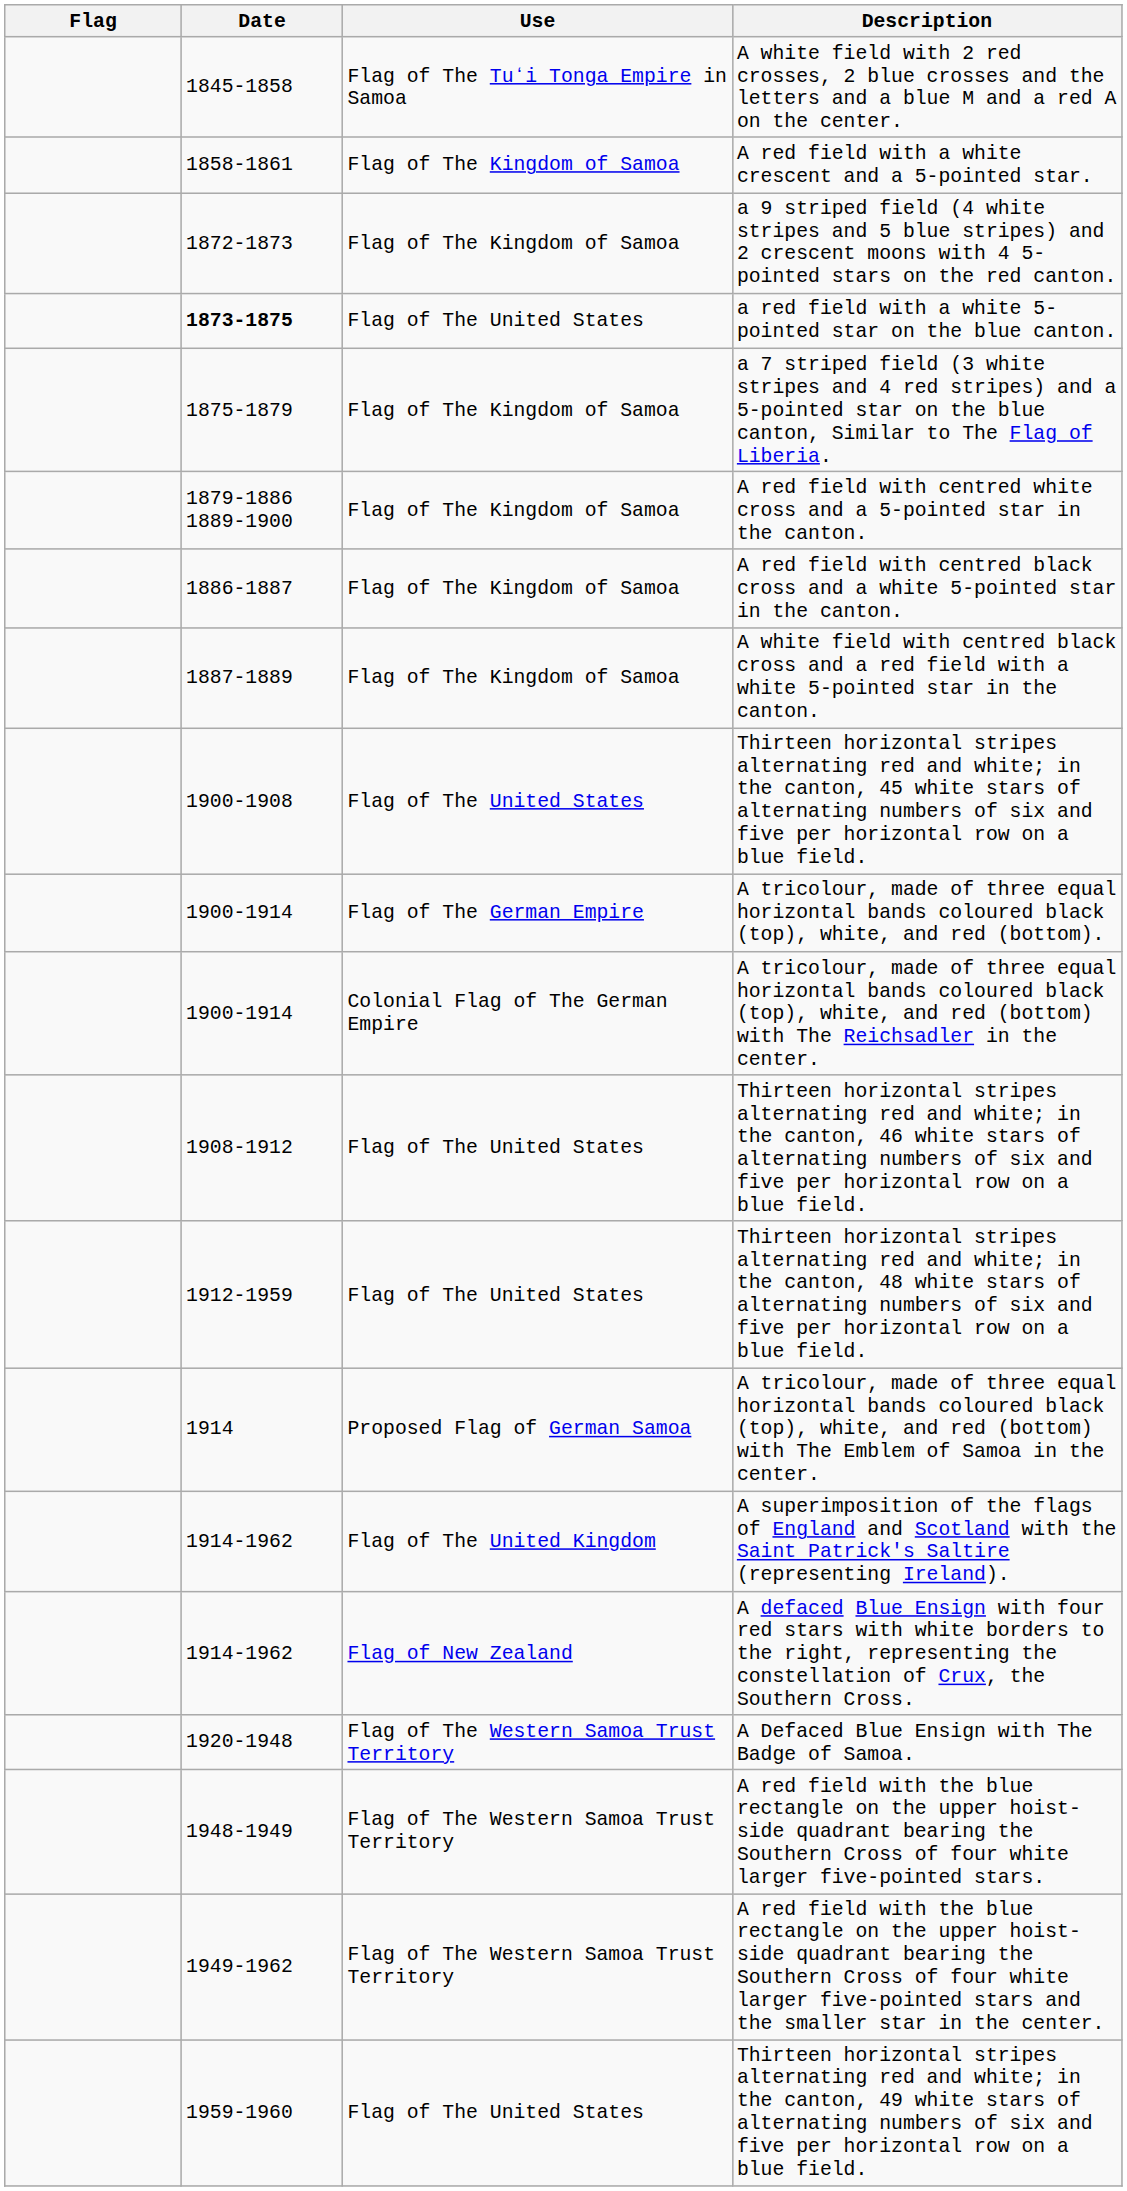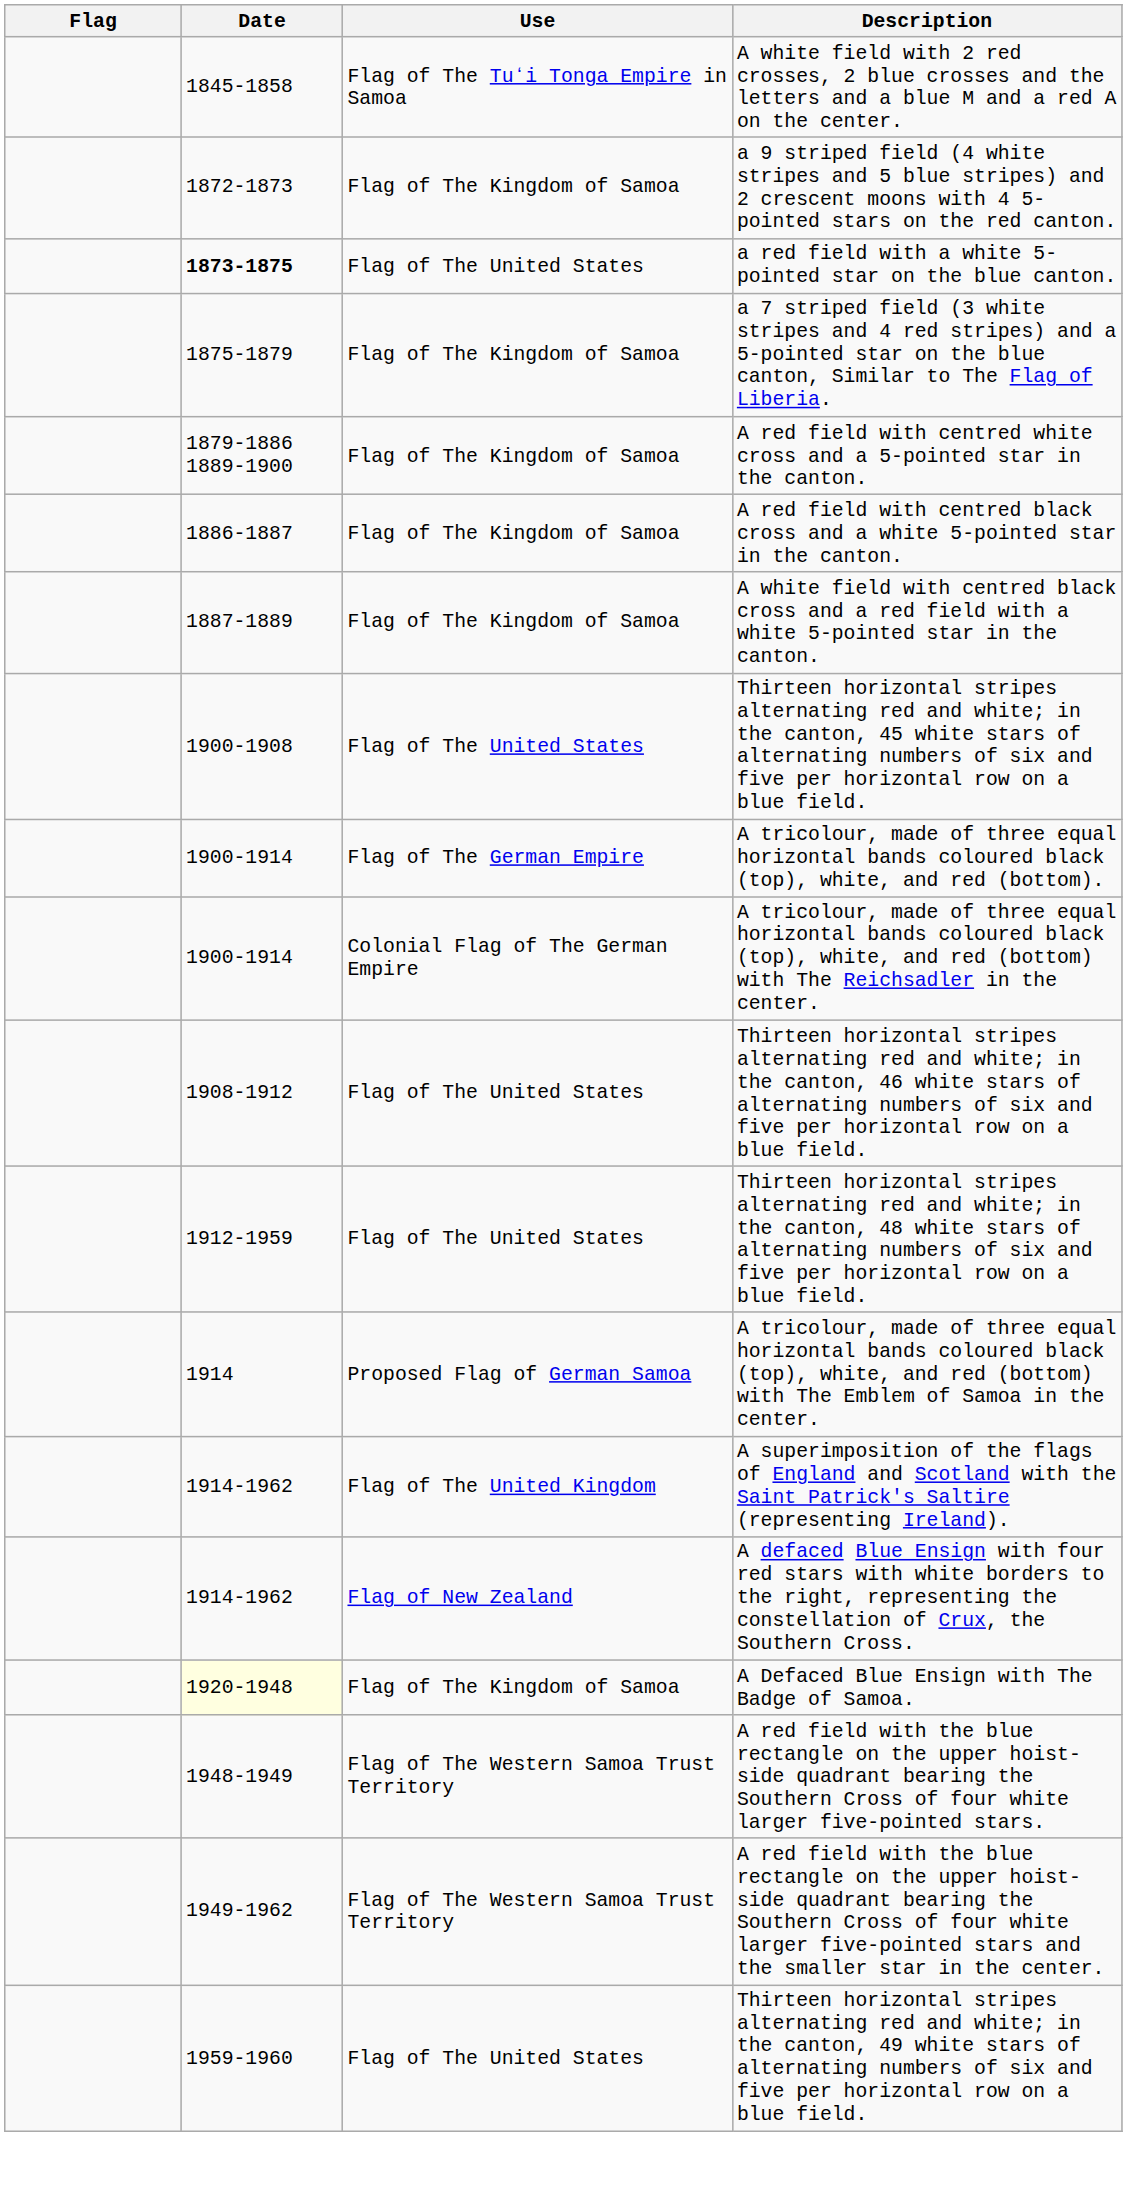- row: (915, 165)
(239, 1743) no background -> (239, 1688) lightyellow background
(531, 1743) Flag of The Western Samoa Trust Territory -> (513, 1688) Flag of The Kingdom of Samoa
